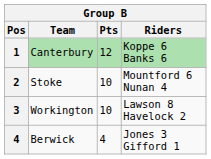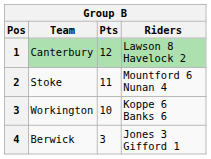(145, 53) Koppe 6 Banks 6 -> (155, 53) Lawson 8 Havelock 2
(106, 82) 10 -> (106, 82) 11
(155, 111) Lawson 8 Havelock 2 -> (145, 111) Koppe 6 Banks 6
(103, 140) 4 -> (103, 140) 3
